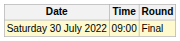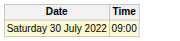- column: (157, 12)
